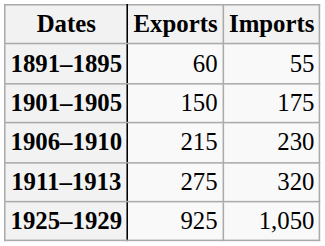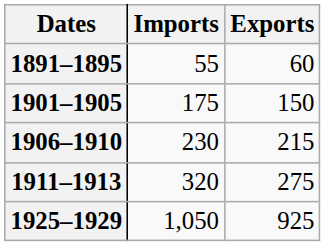columns swapped: (272, 24) <-> (176, 24)
